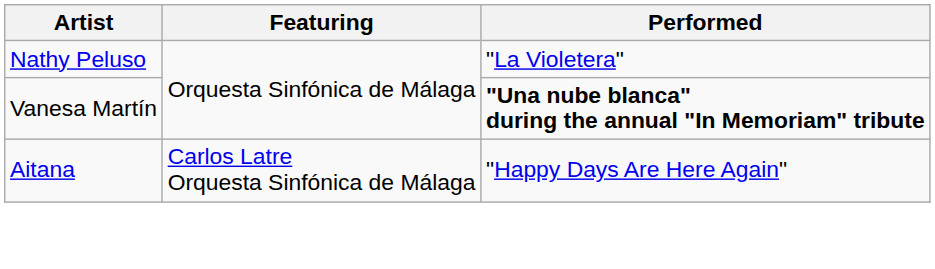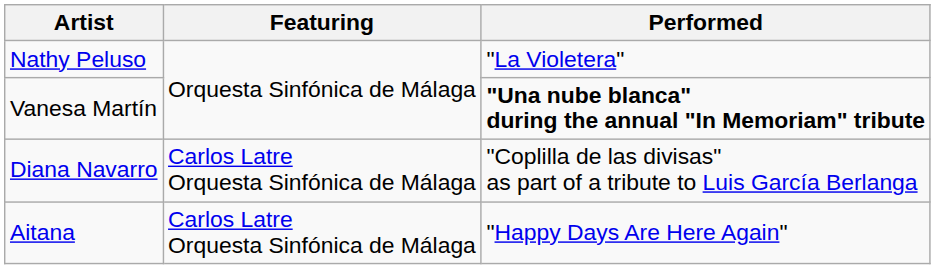+ row: (84, 170)
